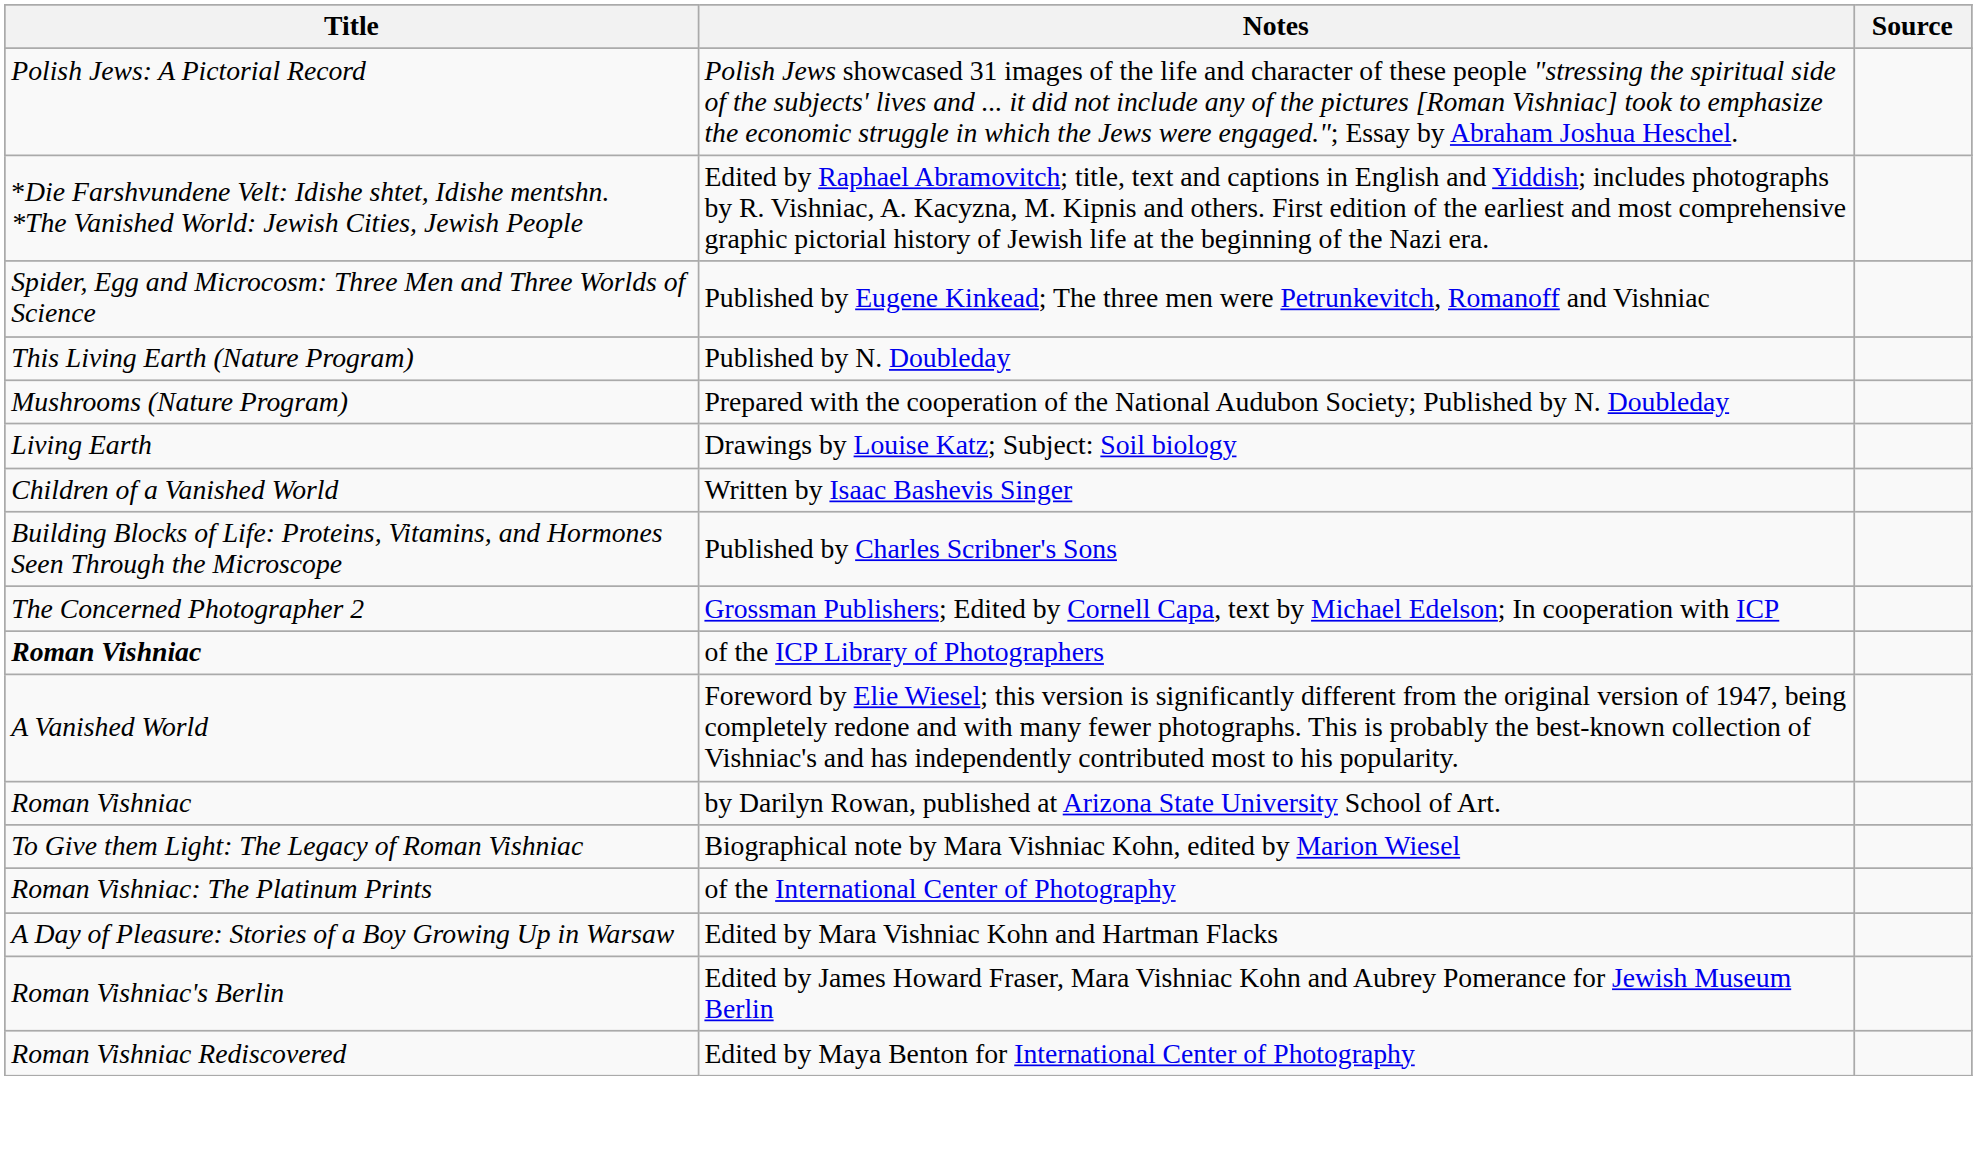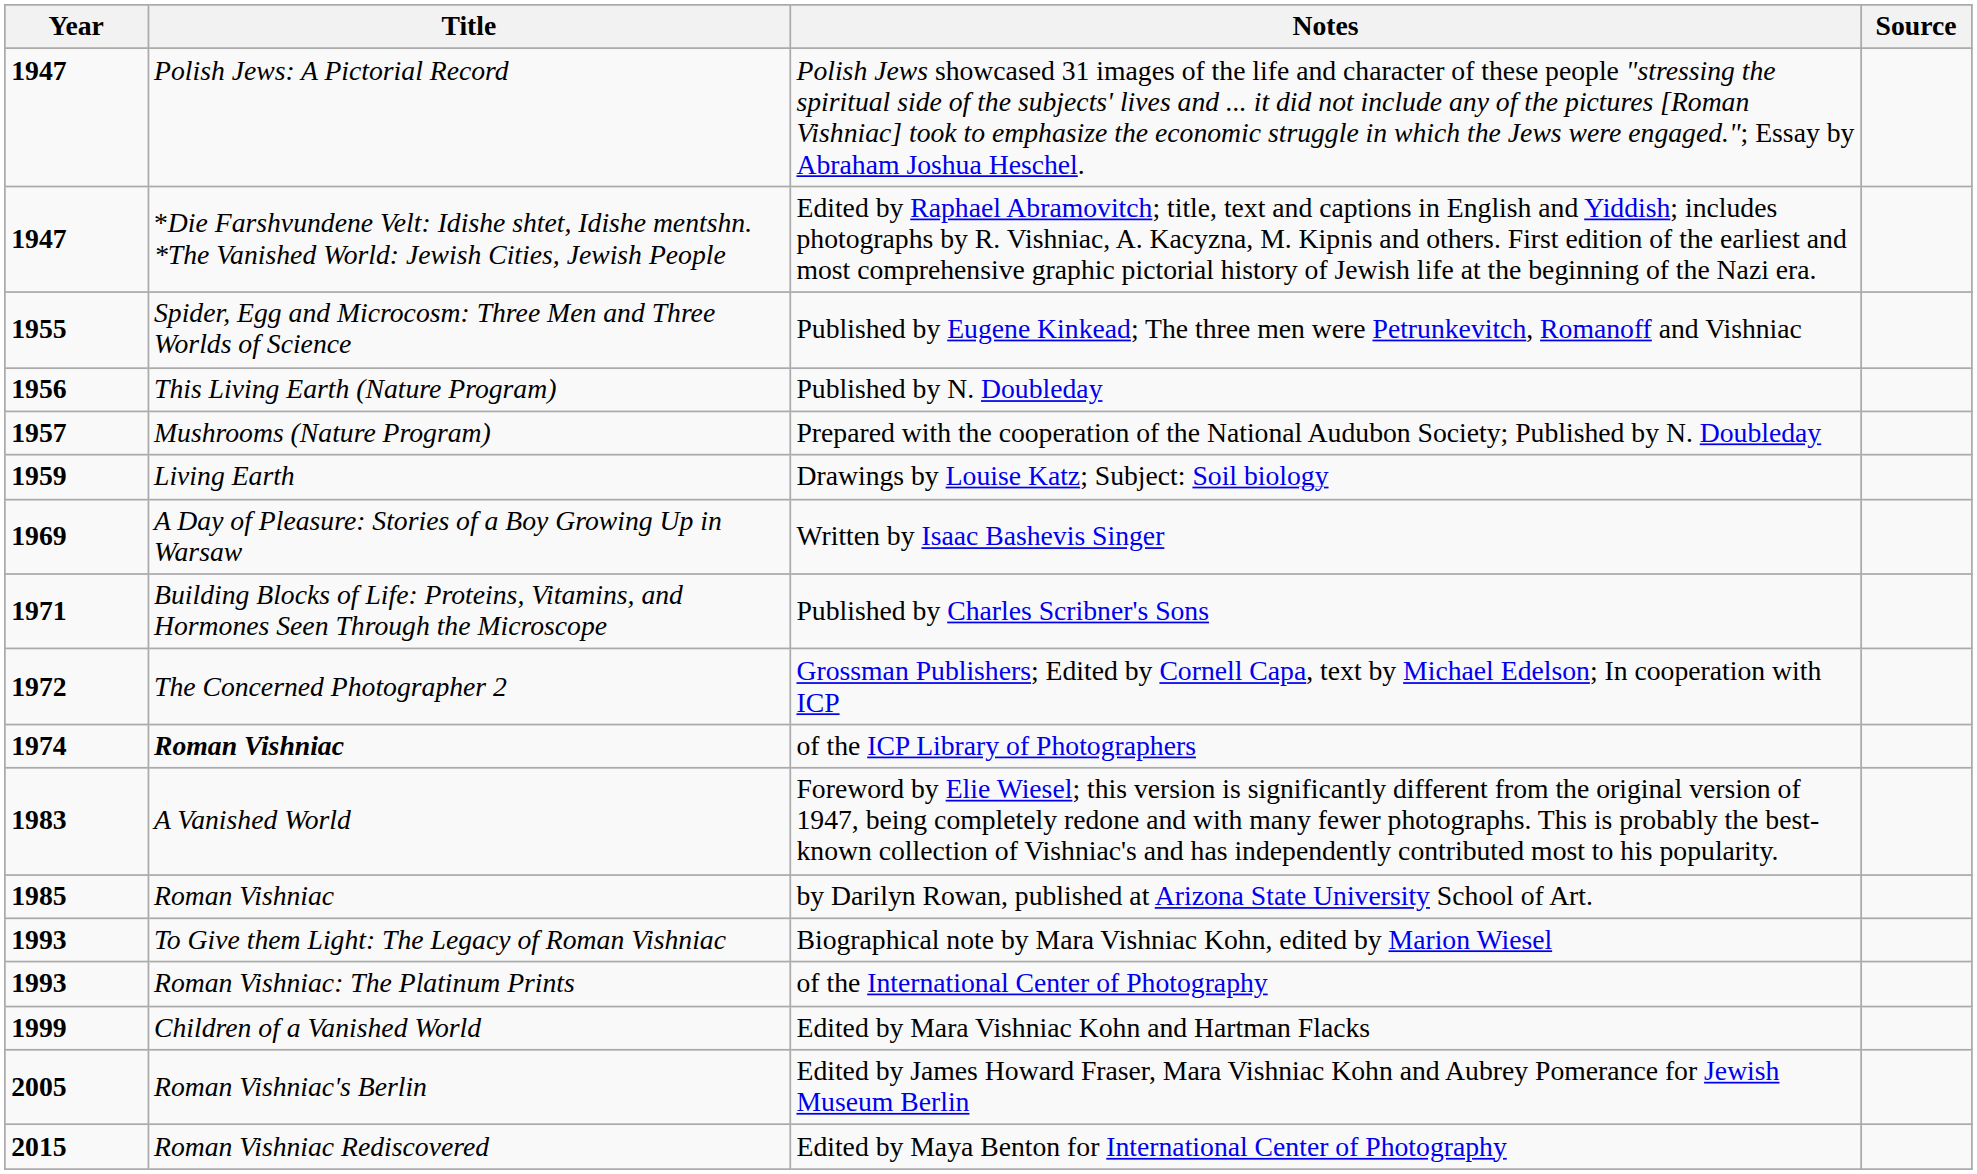+ column: (76, 26)
(175, 489) Children of a Vanished World -> (438, 536) A Day of Pleasure: Stories of a Boy Growing Up in Warsaw
(343, 934) A Day of Pleasure: Stories of a Boy Growing Up in Warsaw -> (318, 1027) Children of a Vanished World
